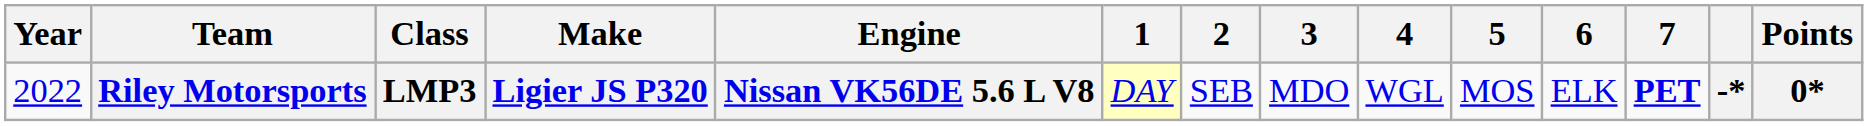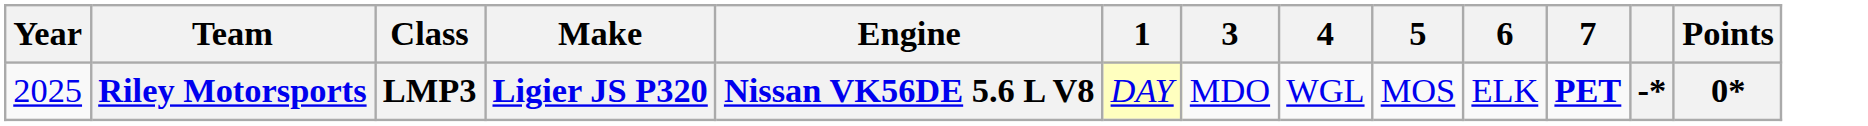- column: (1221, 33)
(48, 90) 2022 -> (48, 90) 2025
